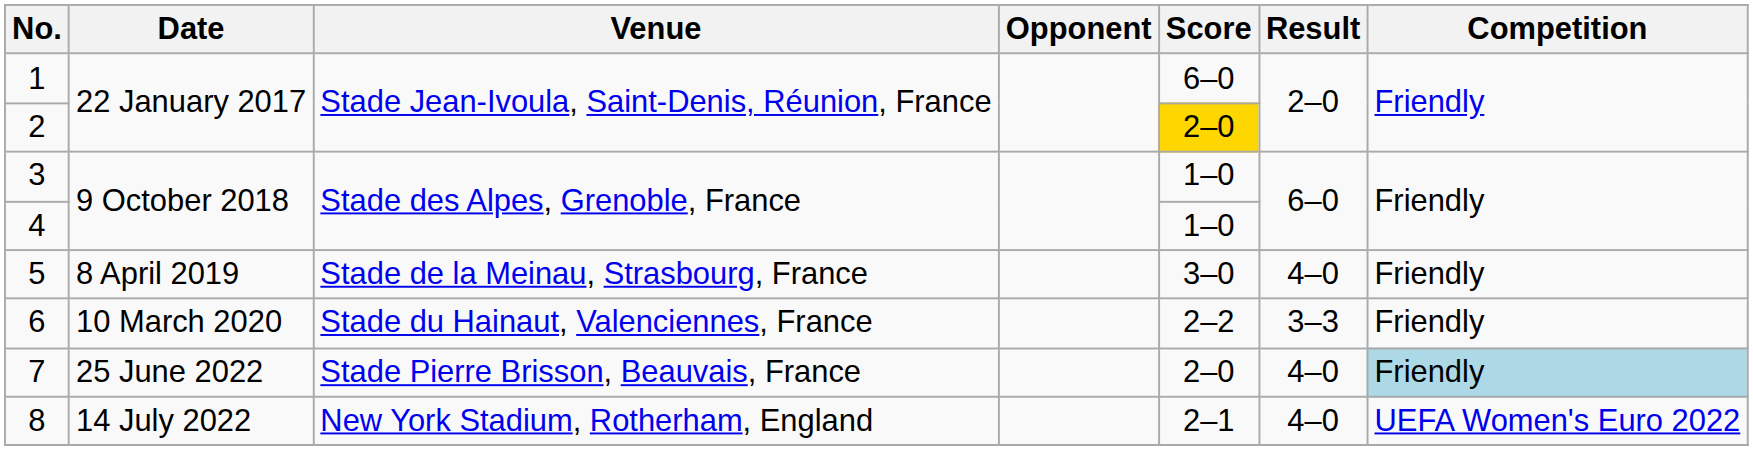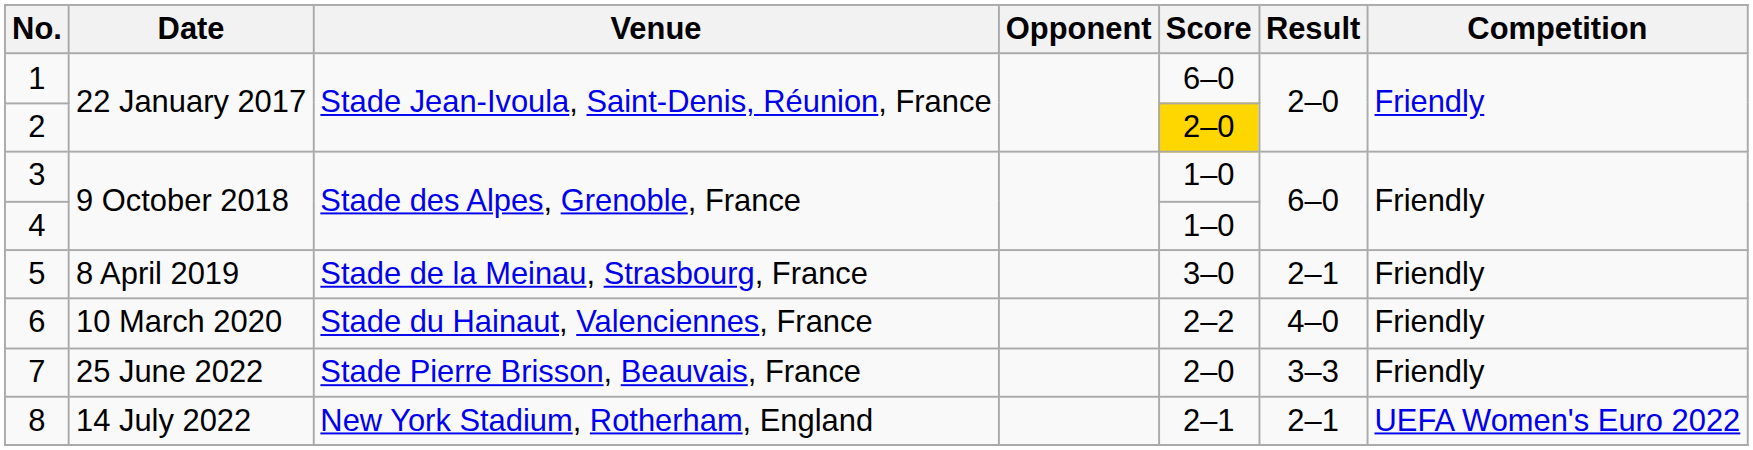(1313, 273) 4–0 -> (1313, 273) 2–1
(1313, 322) 3–3 -> (1313, 322) 4–0
(1313, 371) 4–0 -> (1313, 371) 3–3
(1429, 371) lightblue background -> (1429, 371) no background
(1313, 420) 4–0 -> (1313, 420) 2–1
